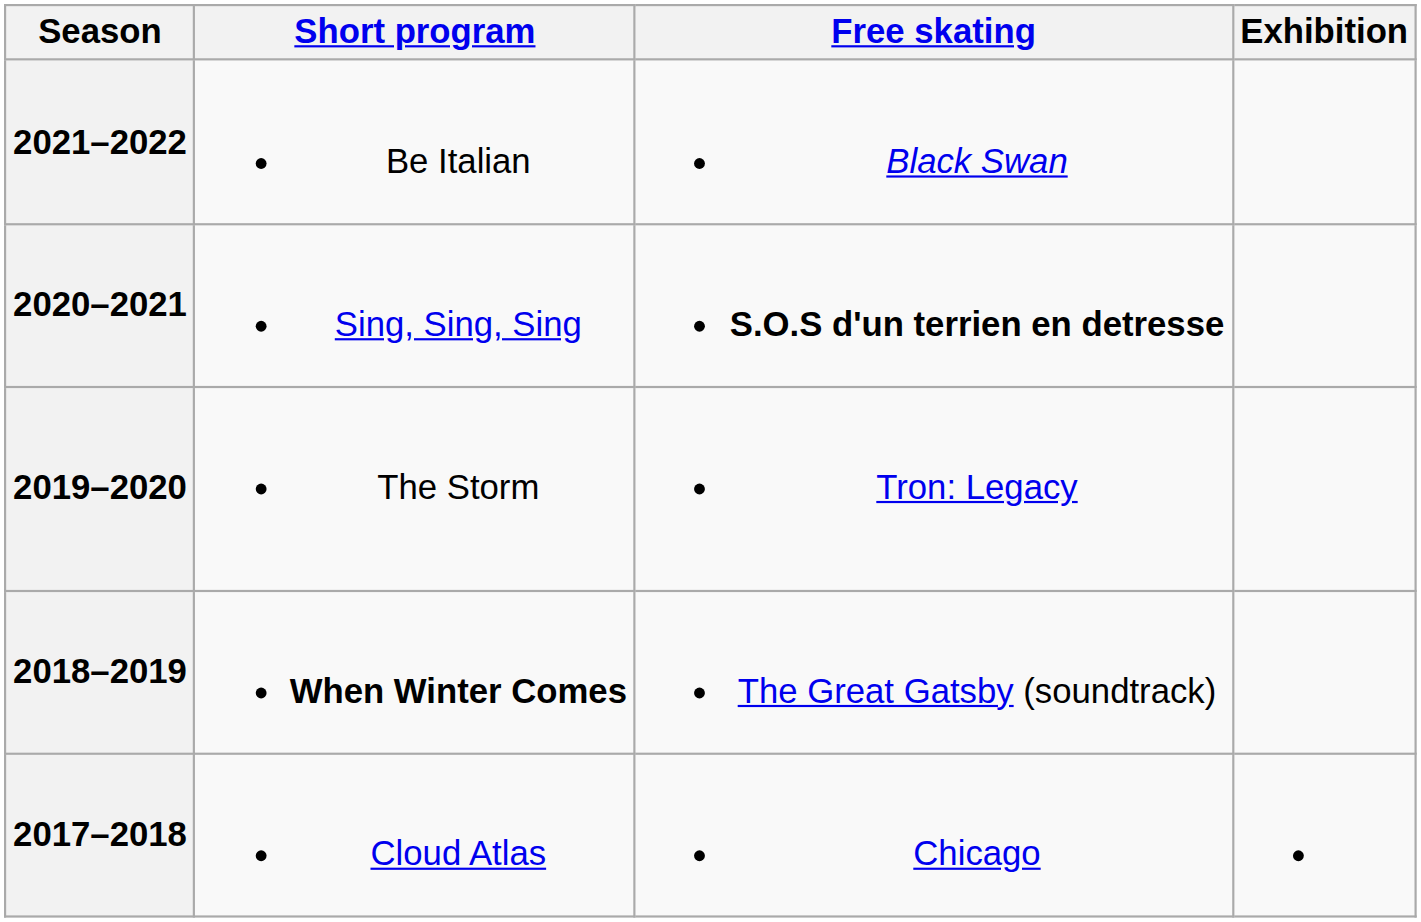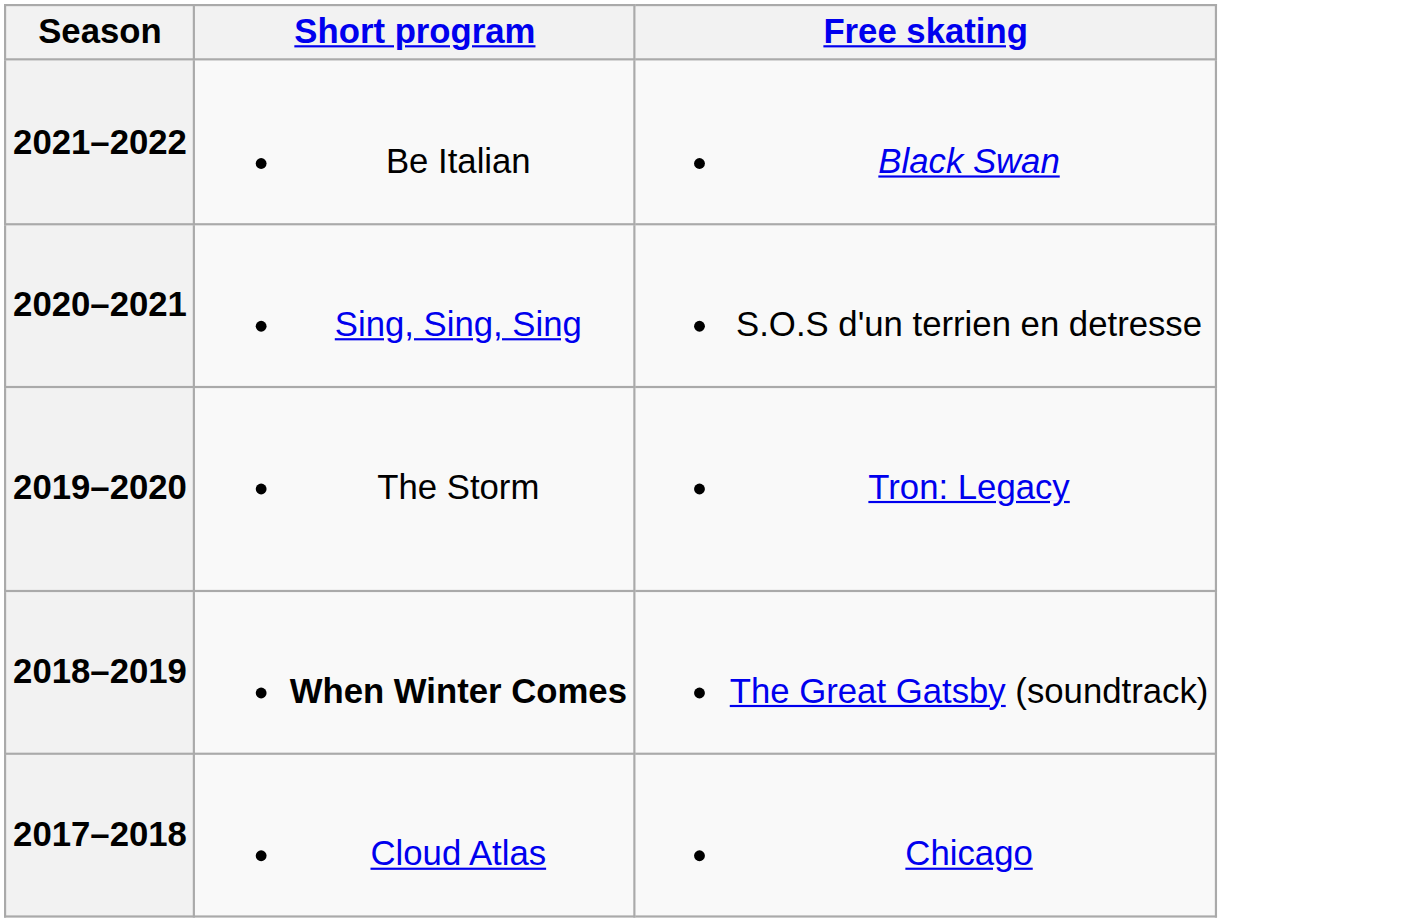- column: (1324, 32)
(934, 325) bold -> (926, 325) normal
